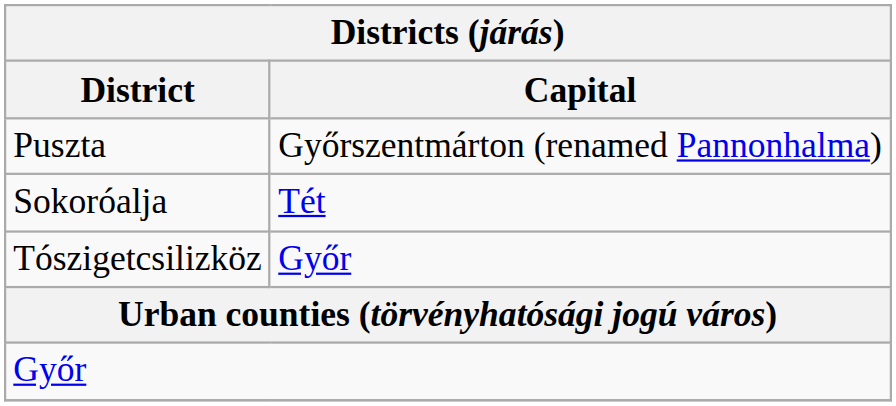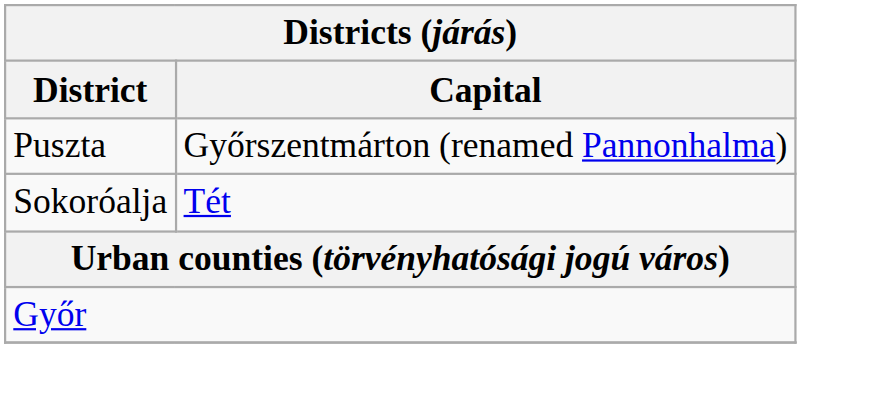- row: (138, 257)
